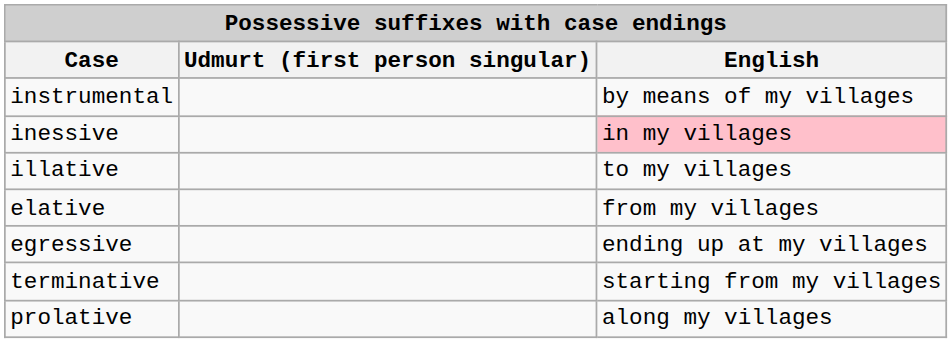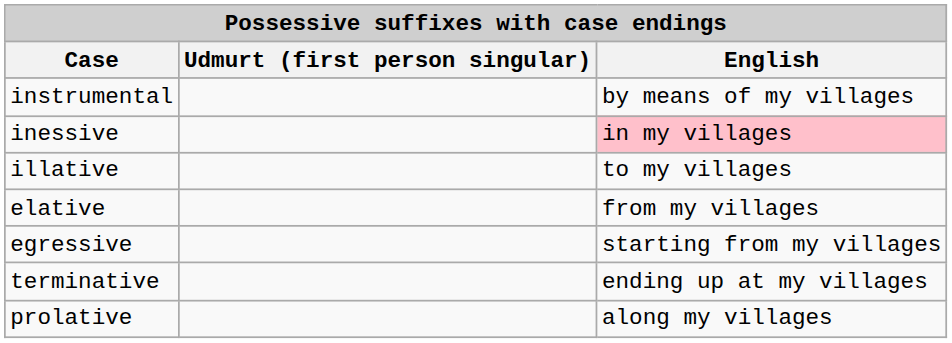(765, 245) ending up at my villages -> (772, 245) starting from my villages
(772, 281) starting from my villages -> (765, 281) ending up at my villages
